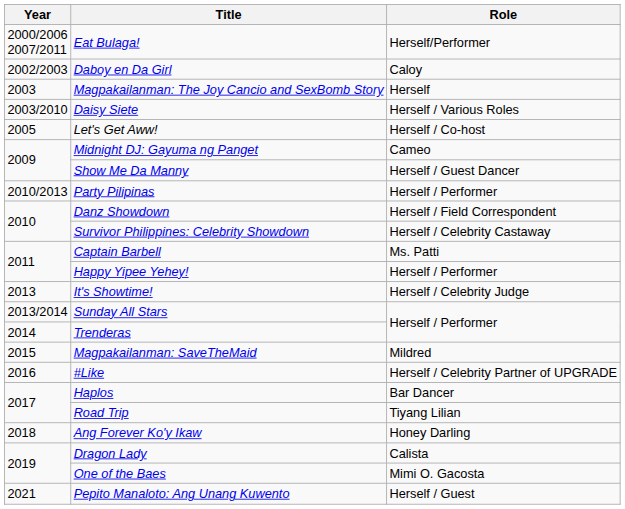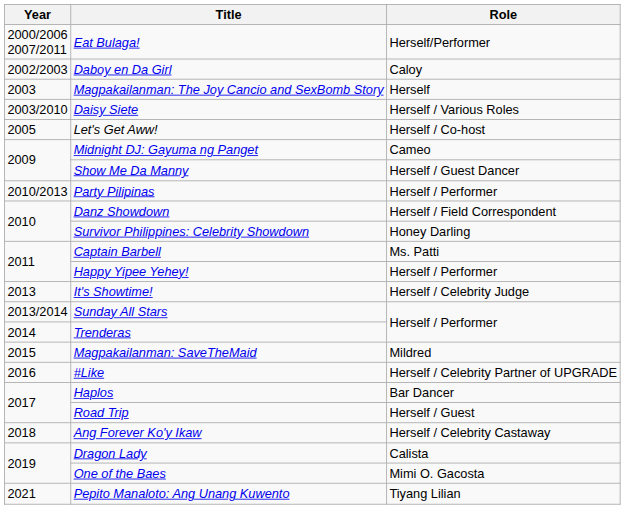(470, 231) Herself / Celebrity Castaway -> (430, 231) Honey Darling
(425, 413) Tiyang Lilian -> (432, 413) Herself / Guest
(430, 433) Honey Darling -> (470, 433) Herself / Celebrity Castaway
(432, 494) Herself / Guest -> (425, 494) Tiyang Lilian
